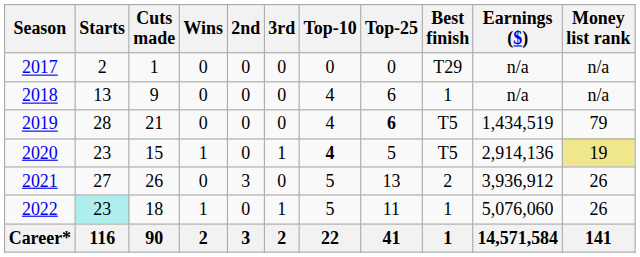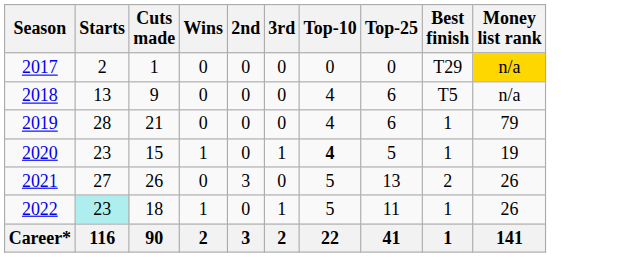- column: (518, 28)
(598, 67) no background -> (509, 67) gold background
(448, 95) 1 -> (448, 95) T5
(391, 124) bold -> (391, 124) normal
(448, 124) T5 -> (448, 124) 1
(448, 152) T5 -> (448, 152) 1
(598, 152) khaki background -> (509, 152) no background
